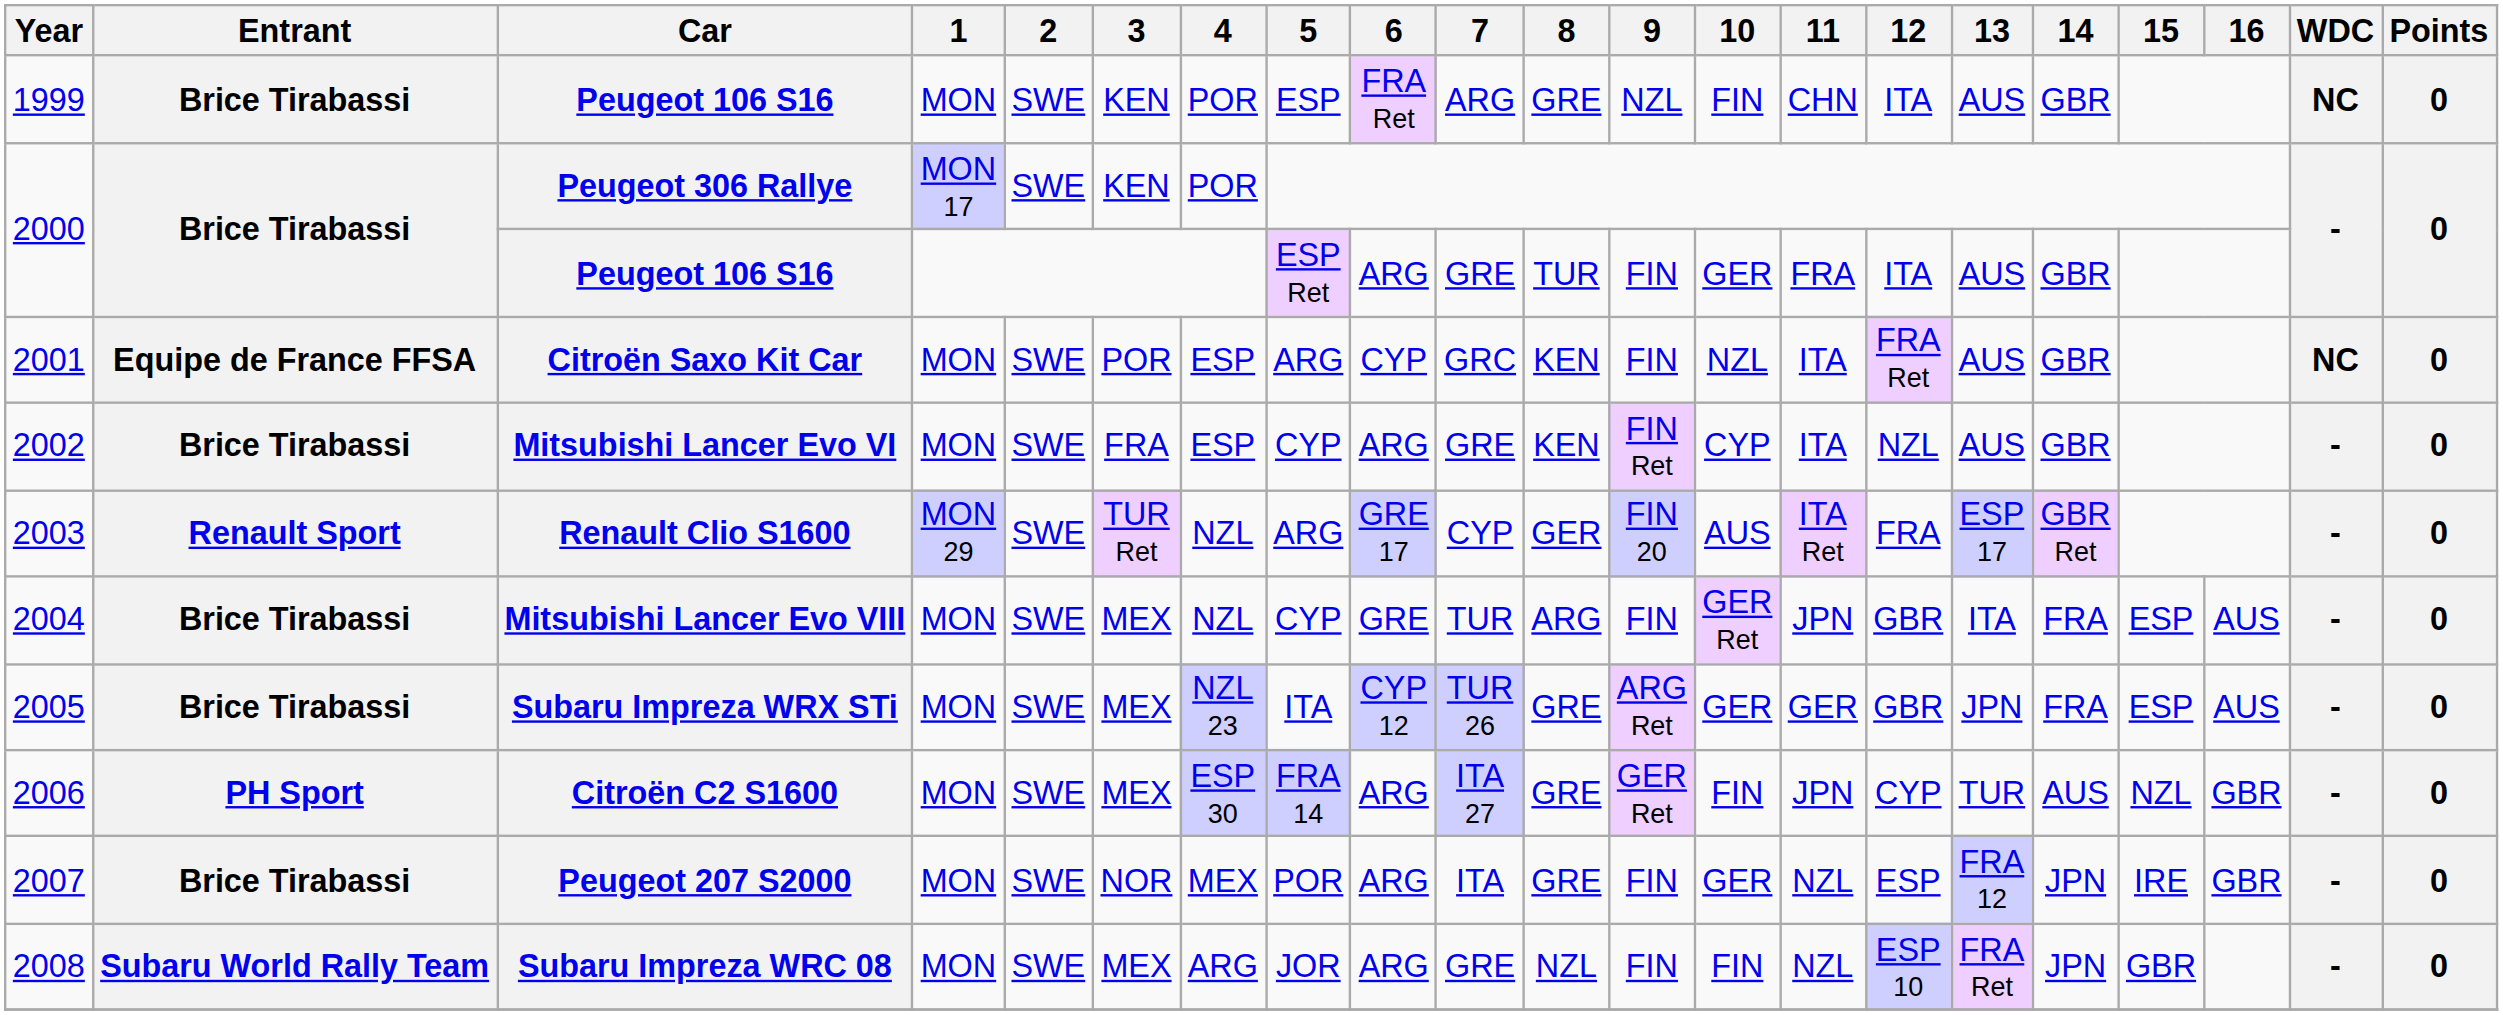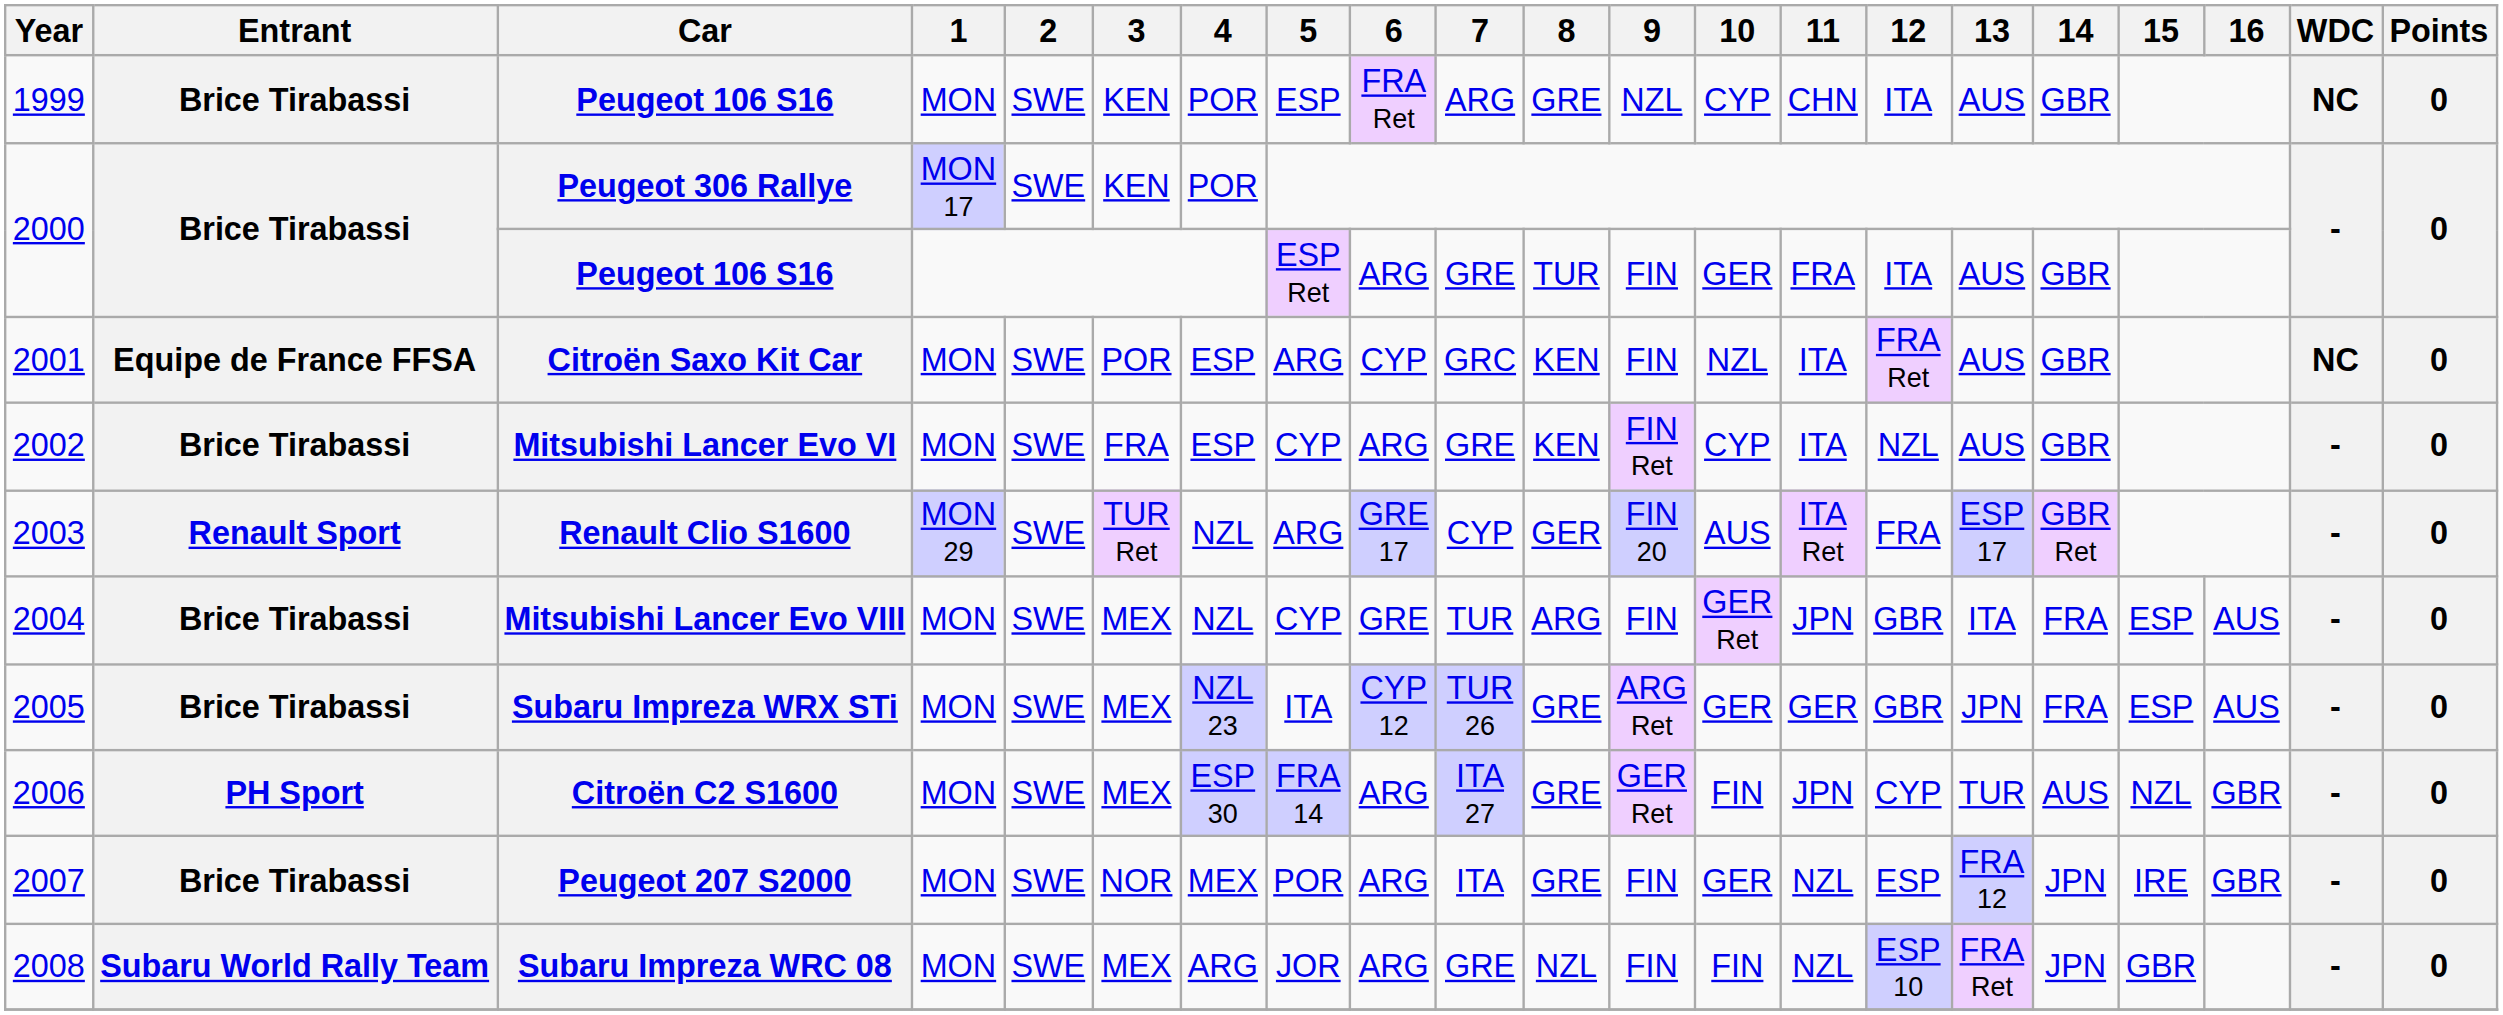(1737, 99) FIN -> (1737, 99) CYP
